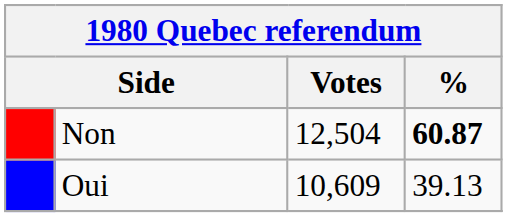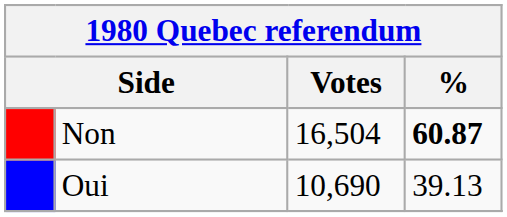(338, 133) 12,504 -> (338, 133) 16,504
(338, 185) 10,609 -> (338, 185) 10,690
